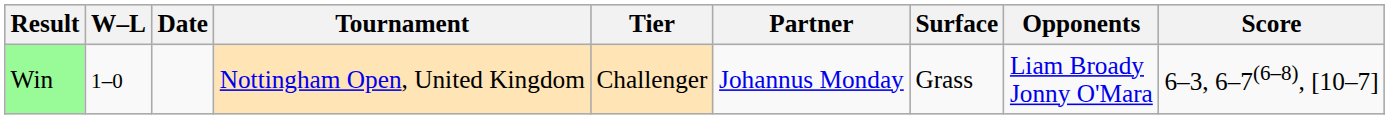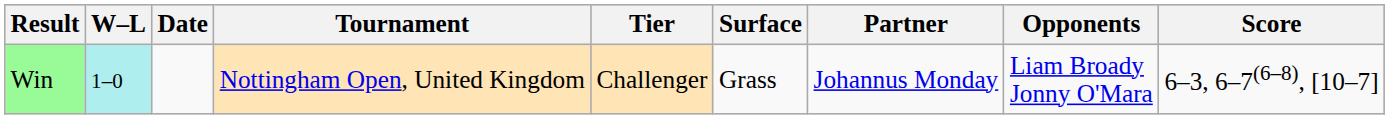columns swapped: (957, 24) <-> (811, 24)
(107, 80) no background -> (107, 80) paleturquoise background
